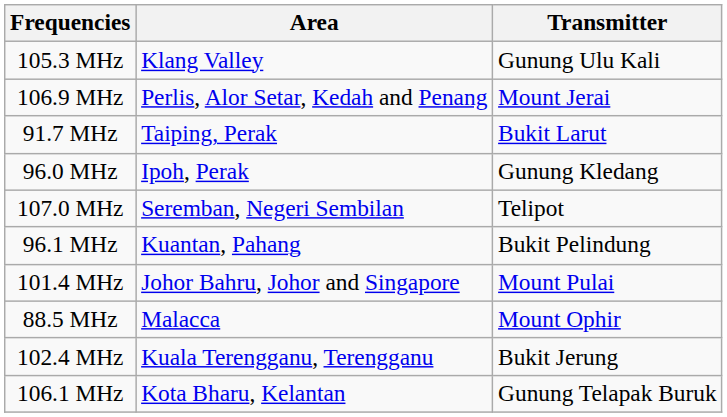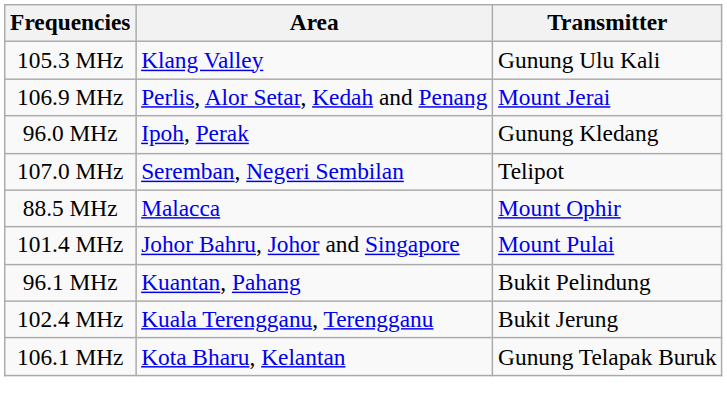- row: (70, 134)
rows swapped: (70, 319) <-> (70, 245)
